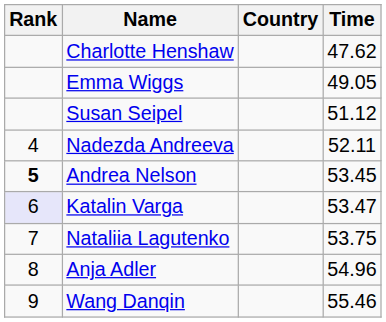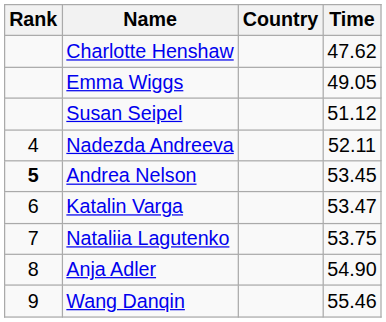(33, 207) lavender background -> (33, 207) no background
(352, 269) 54.96 -> (352, 269) 54.90
